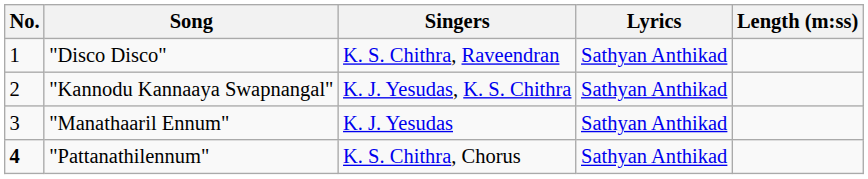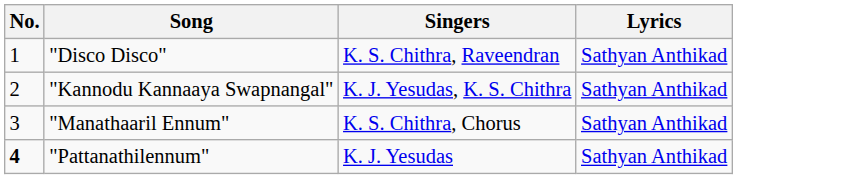- column: (798, 21)
(398, 123) K. J. Yesudas -> (432, 123) K. S. Chithra, Chorus
(432, 156) K. S. Chithra, Chorus -> (398, 156) K. J. Yesudas
